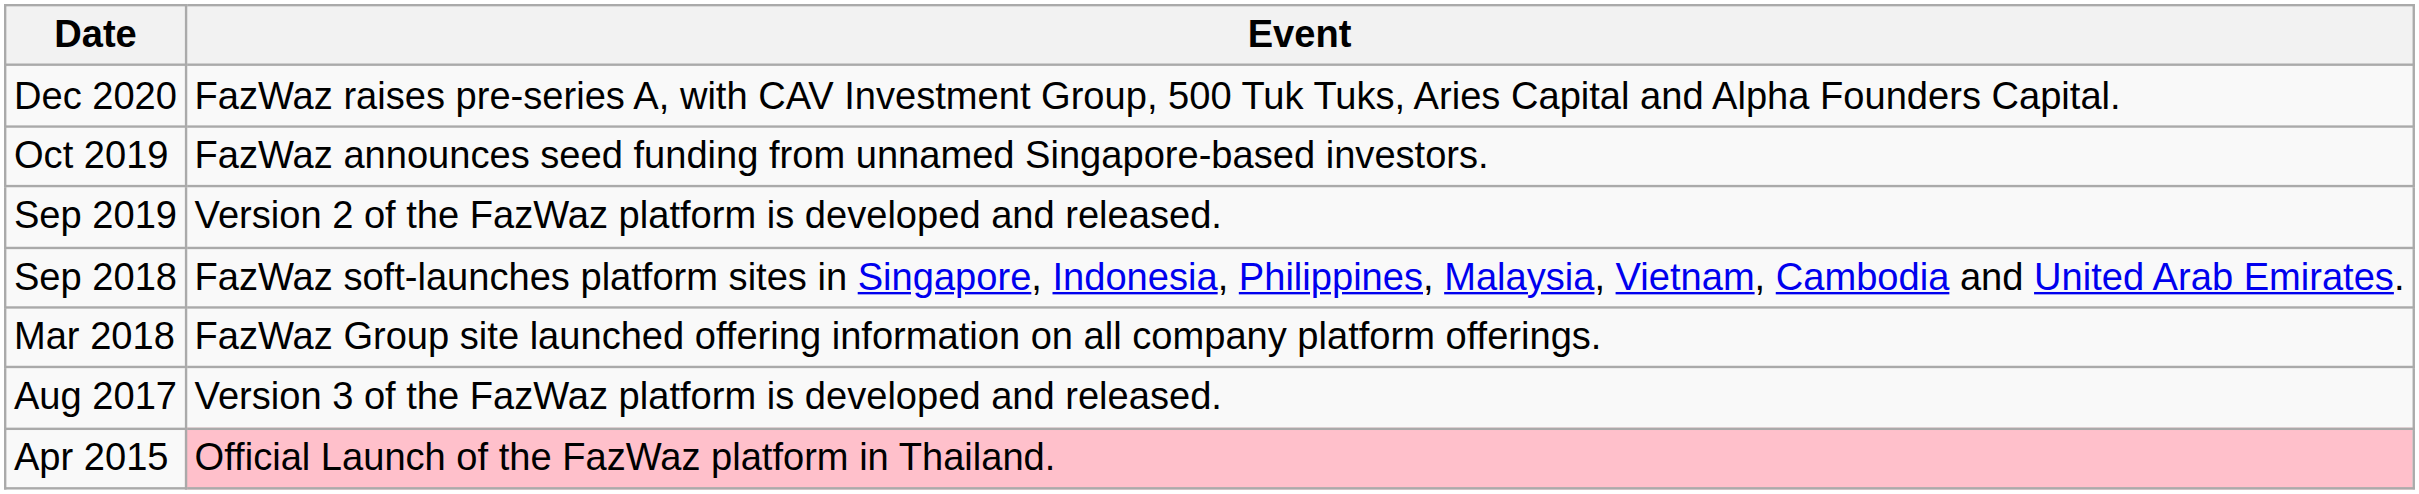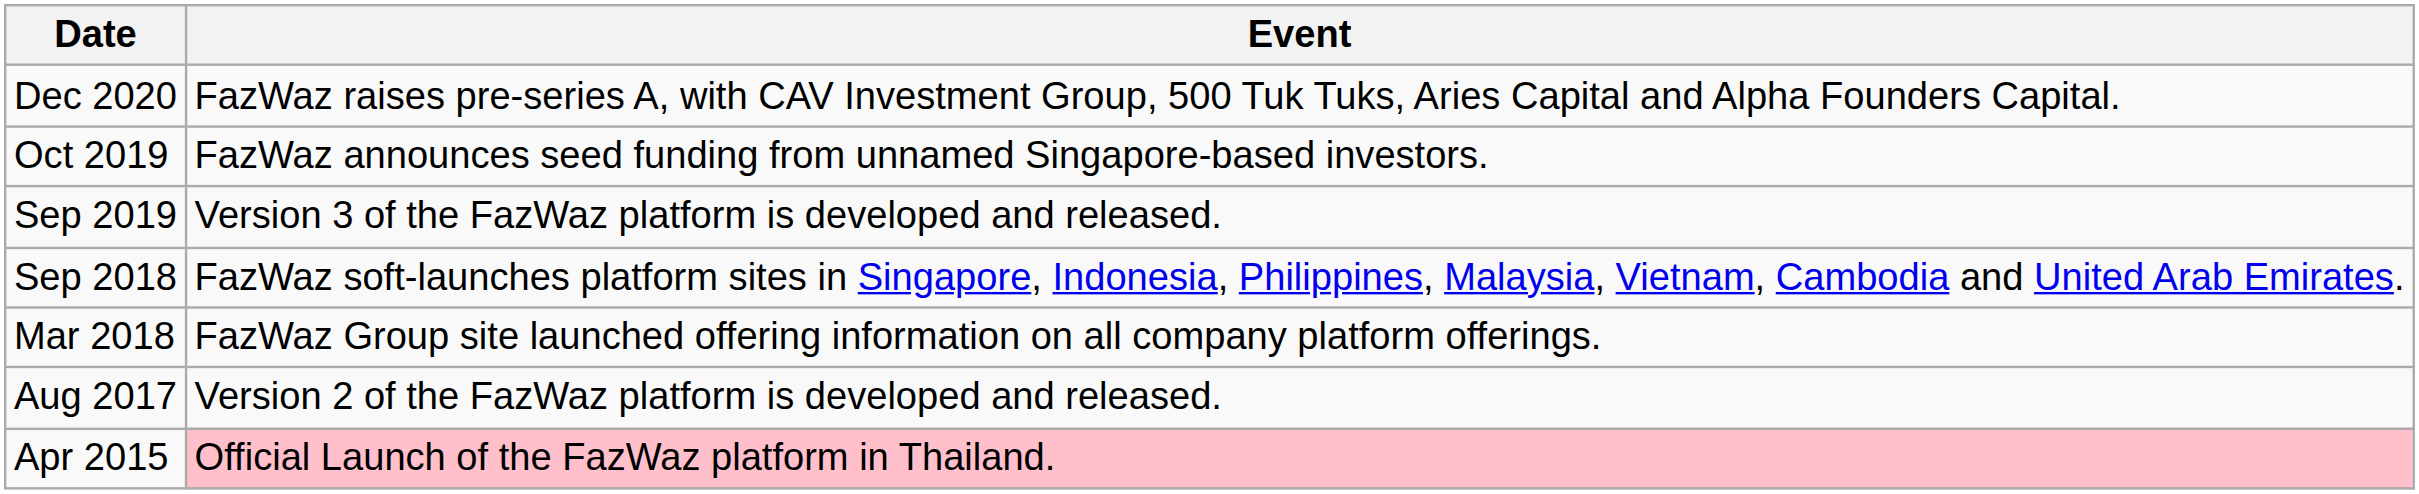(708, 215) Version 2 of the FazWaz platform is developed and released. -> (708, 215) Version 3 of the FazWaz platform is developed and released.
(708, 397) Version 3 of the FazWaz platform is developed and released. -> (708, 397) Version 2 of the FazWaz platform is developed and released.
